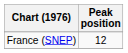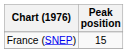(101, 40) 12 -> (101, 40) 15
